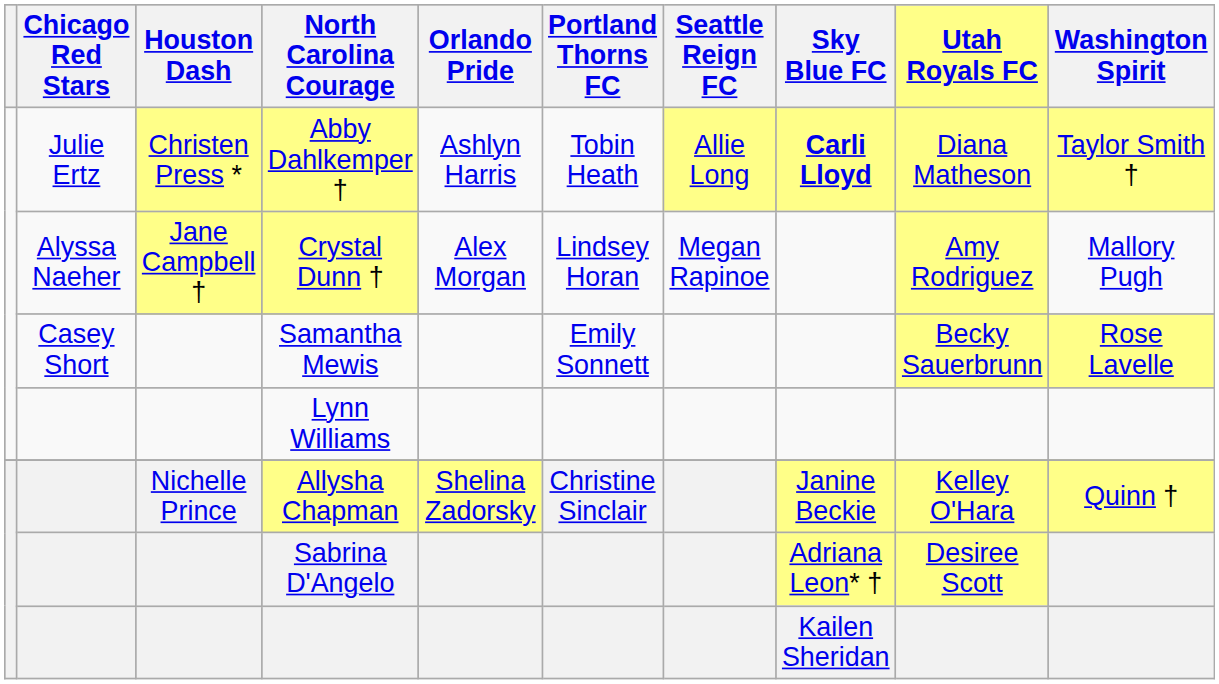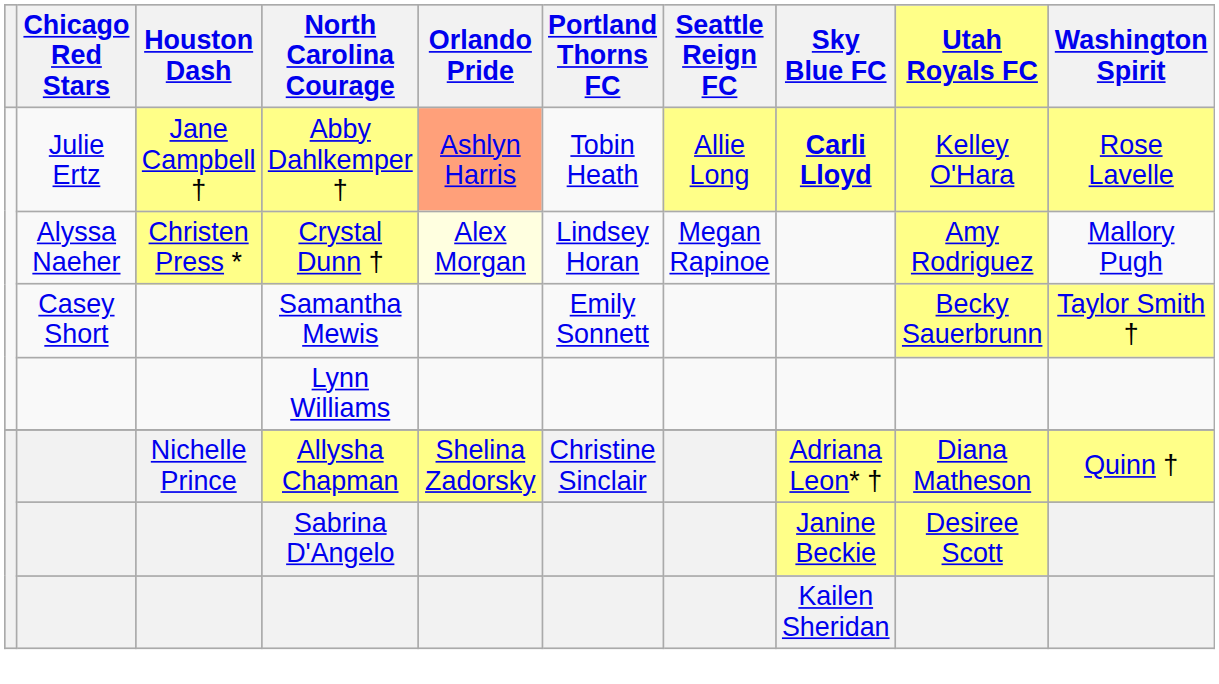(199, 159) Christen Press * -> (199, 159) Jane Campbell †
(480, 159) no background -> (480, 159) lightsalmon background
(972, 159) Diana Matheson -> (972, 159) Kelley O'Hara
(1131, 159) Taylor Smith † -> (1131, 159) Rose Lavelle
(199, 262) Jane Campbell † -> (199, 247) Christen Press *
(480, 262) no background -> (480, 247) lightyellow background
(1131, 350) Rose Lavelle -> (1131, 320) Taylor Smith †
(836, 496) Janine Beckie -> (836, 465) Adriana Leon* †
(972, 496) Kelley O'Hara -> (972, 465) Diana Matheson
(836, 568) Adriana Leon* † -> (836, 538) Janine Beckie
